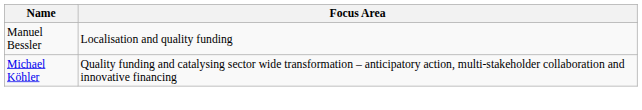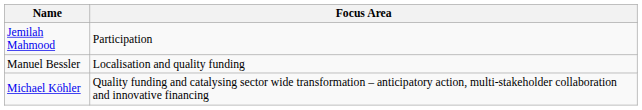+ row: (31, 38)
